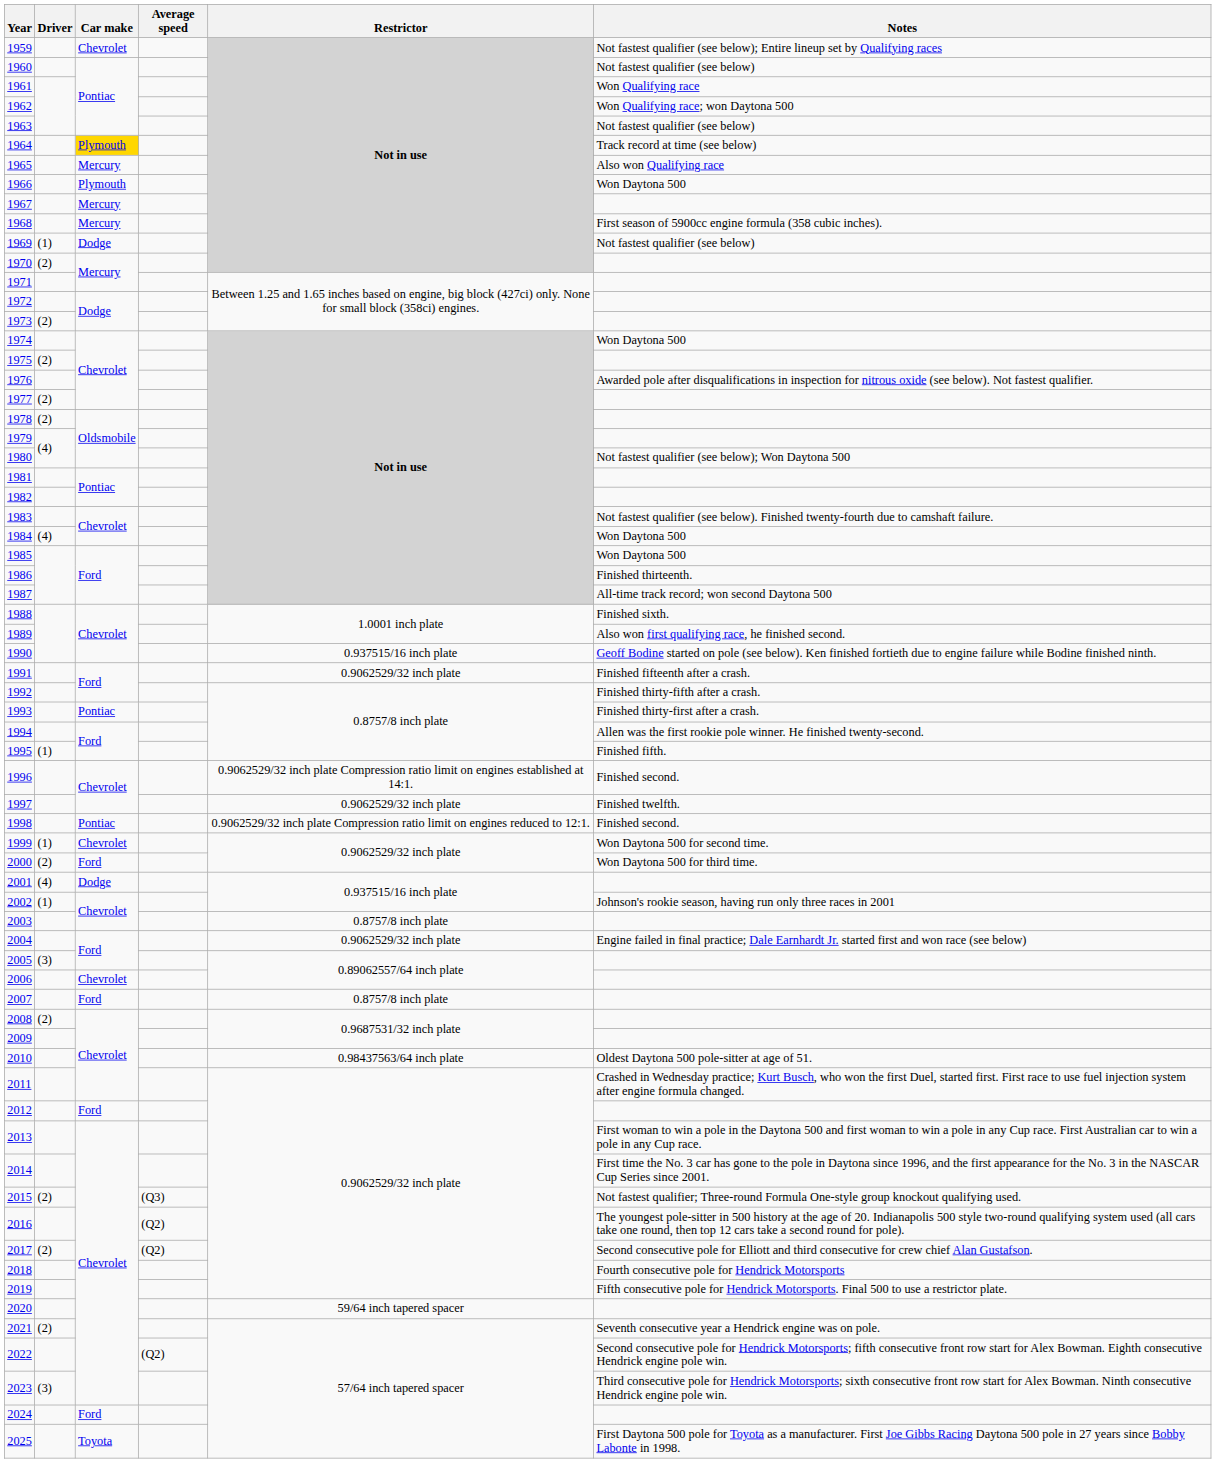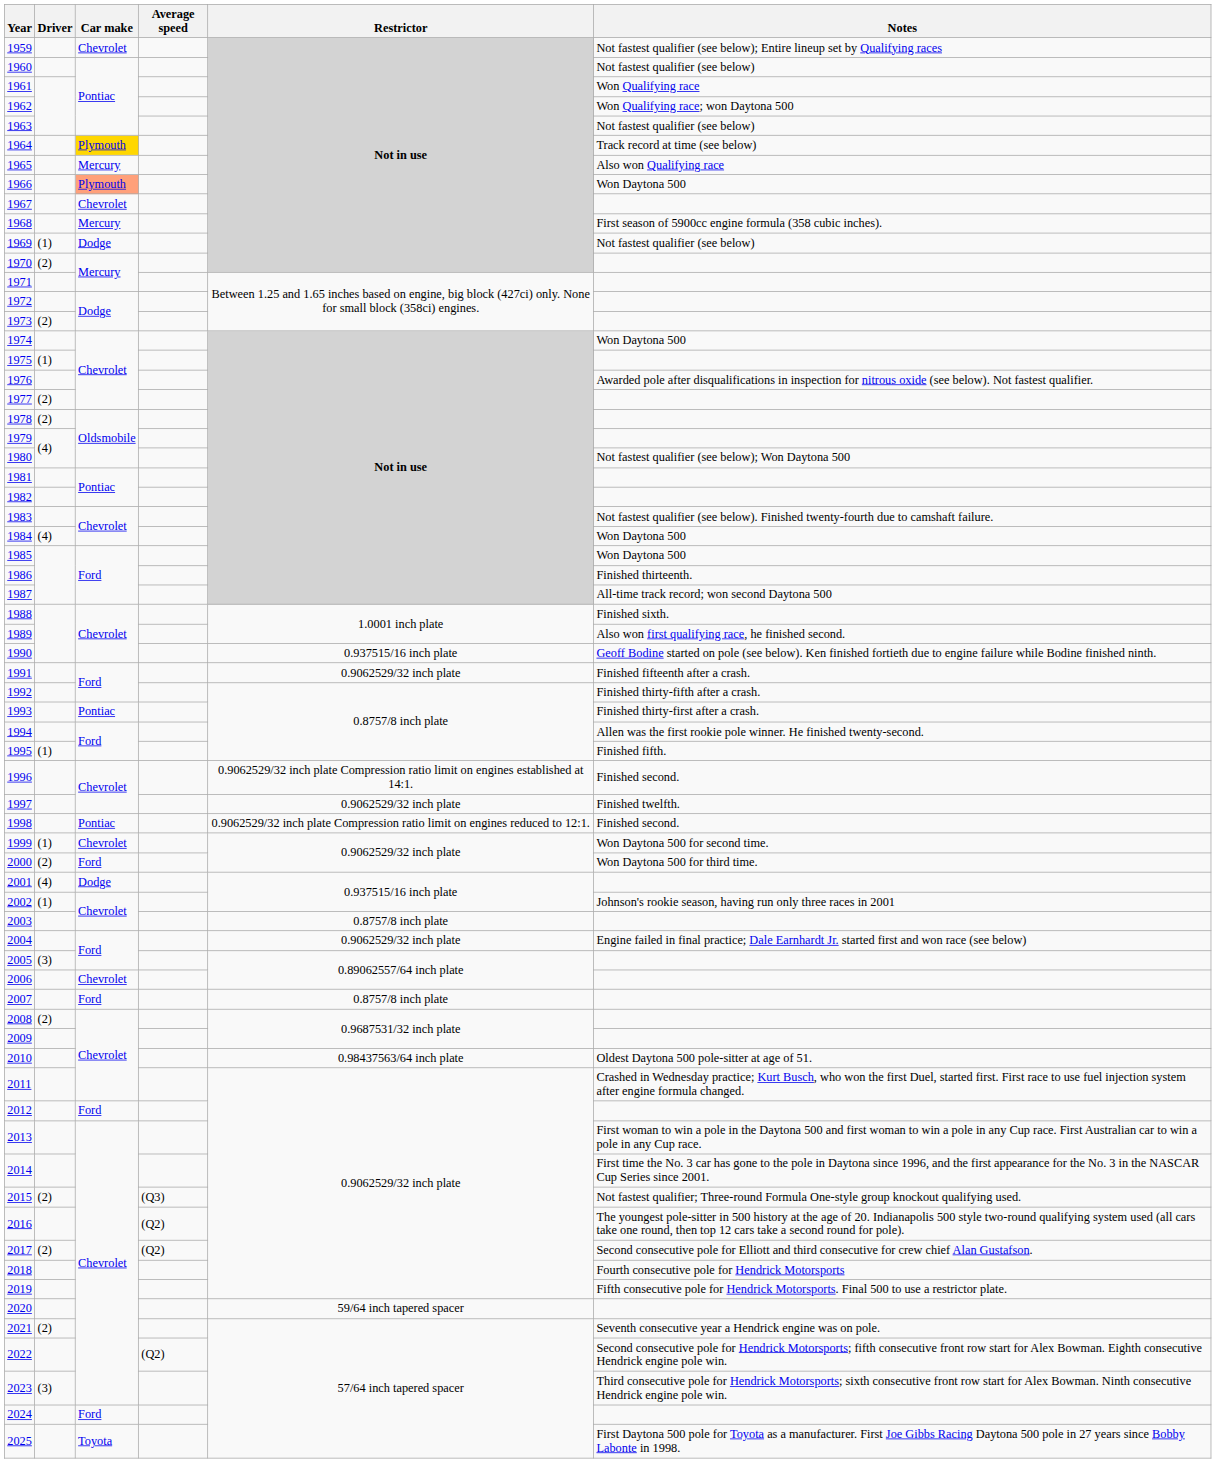(102, 184) no background -> (102, 184) lightsalmon background
(99, 203) Mercury -> (102, 203) Chevrolet
(45, 360) (2) -> (45, 360) (1)
